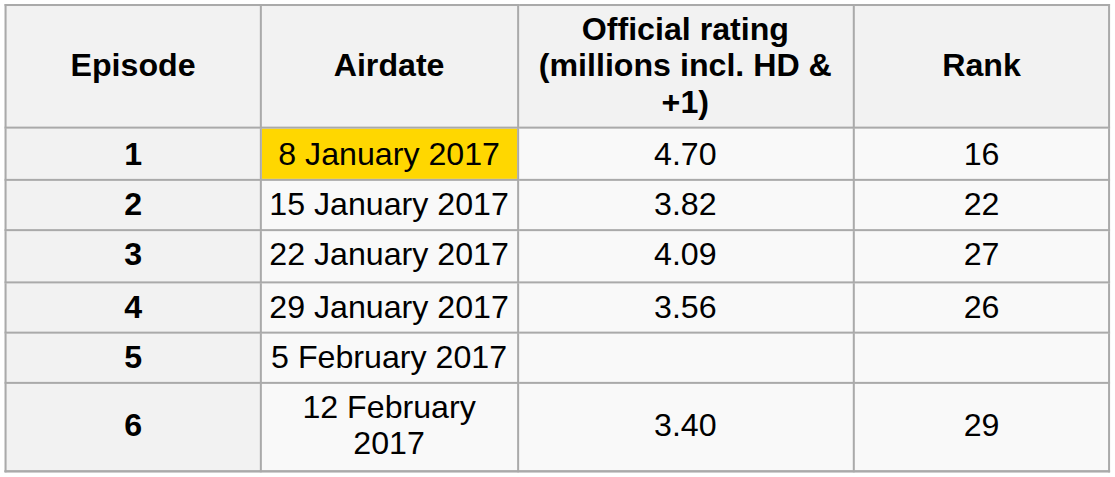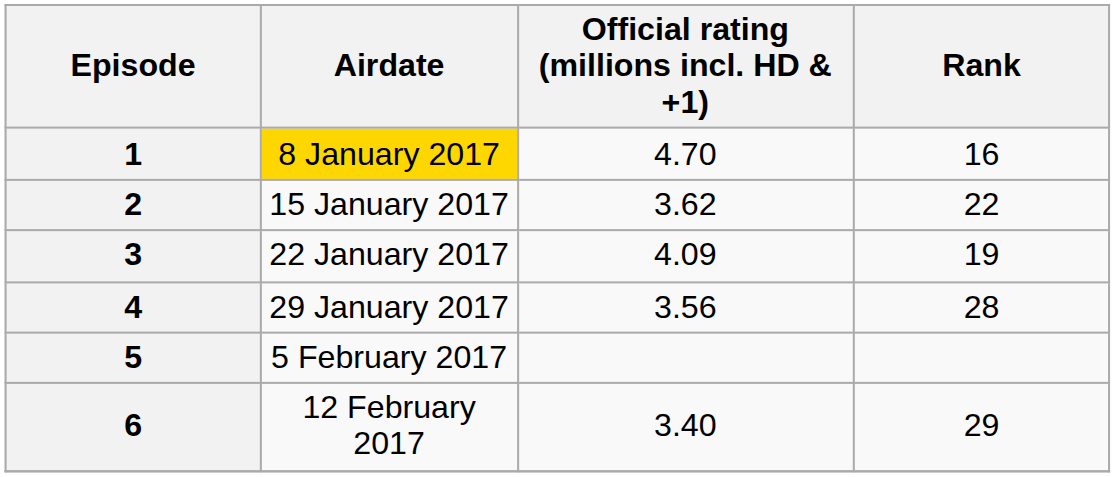(685, 204) 3.82 -> (685, 204) 3.62
(982, 255) 27 -> (982, 255) 19
(982, 306) 26 -> (982, 306) 28
